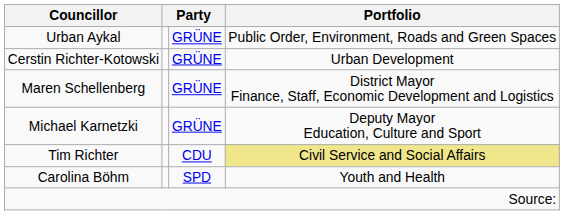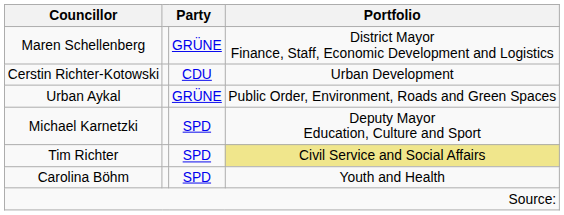rows swapped: (83, 89) <-> (83, 38)
(197, 59) GRÜNE -> (197, 75) CDU
(197, 126) GRÜNE -> (197, 126) SPD
(197, 156) CDU -> (197, 156) SPD
